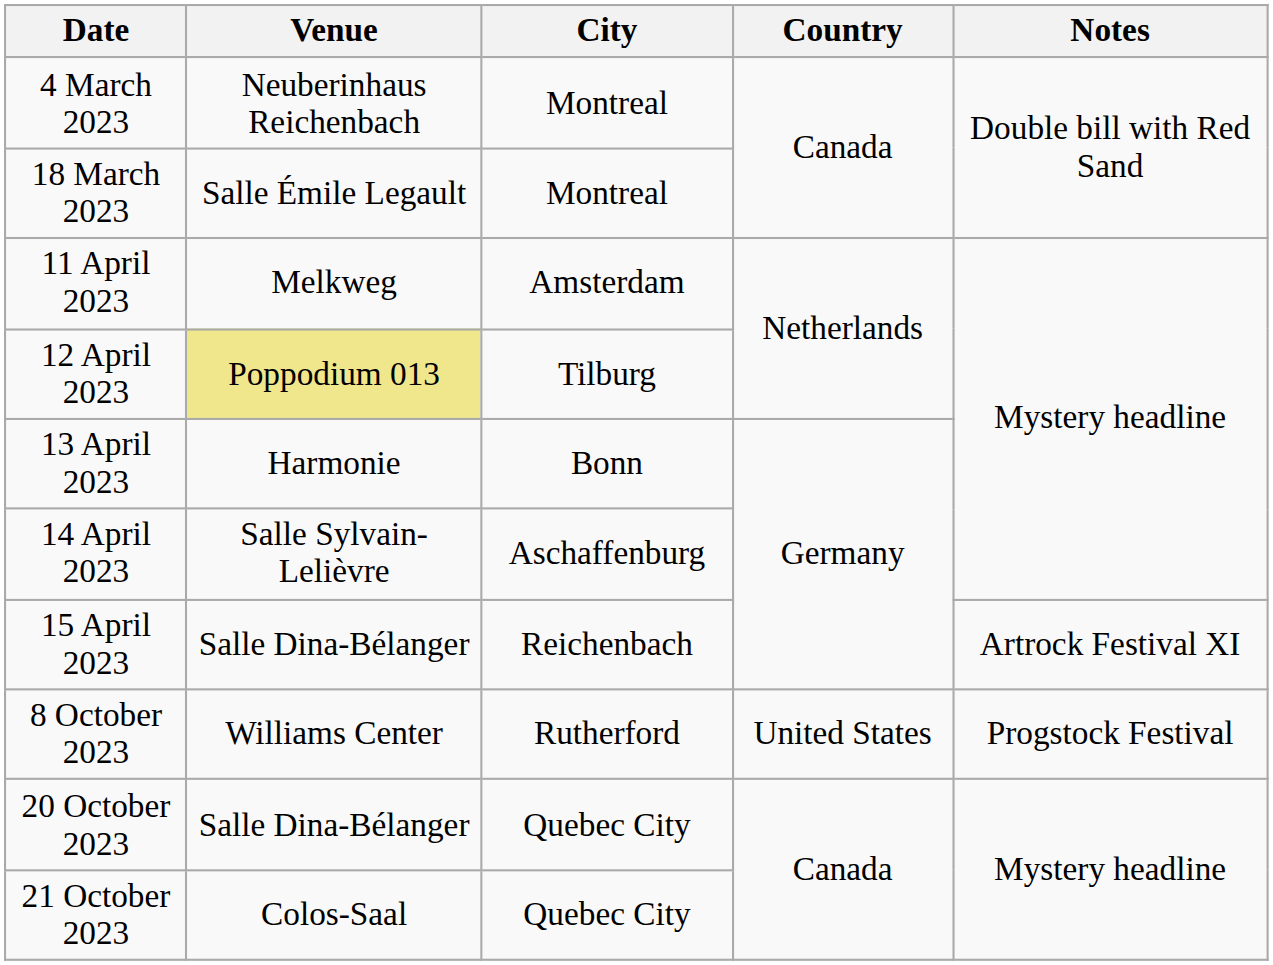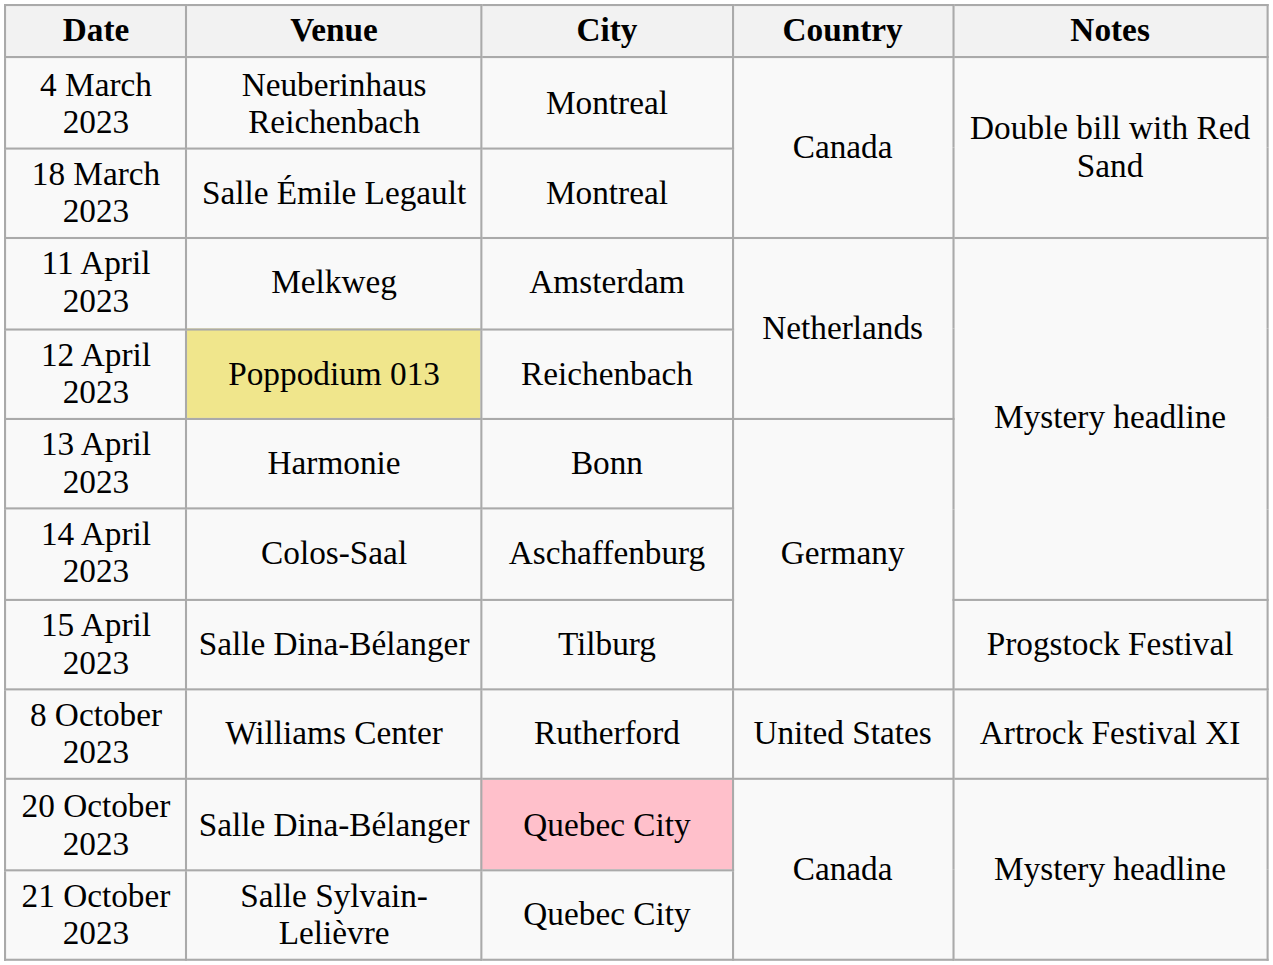(607, 373) Tilburg -> (607, 373) Reichenbach
(334, 553) Salle Sylvain-Lelièvre -> (334, 553) Colos-Saal
(607, 643) Reichenbach -> (607, 643) Tilburg
(1110, 643) Artrock Festival XI -> (1110, 643) Progstock Festival
(1110, 733) Progstock Festival -> (1110, 733) Artrock Festival XI
(607, 824) no background -> (607, 824) pink background
(334, 914) Colos-Saal -> (334, 914) Salle Sylvain-Lelièvre
